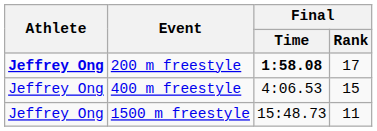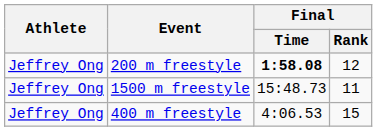(56, 65) bold -> (56, 65) normal
(351, 65) 17 -> (351, 65) 12
rows swapped: (176, 90) <-> (180, 114)
